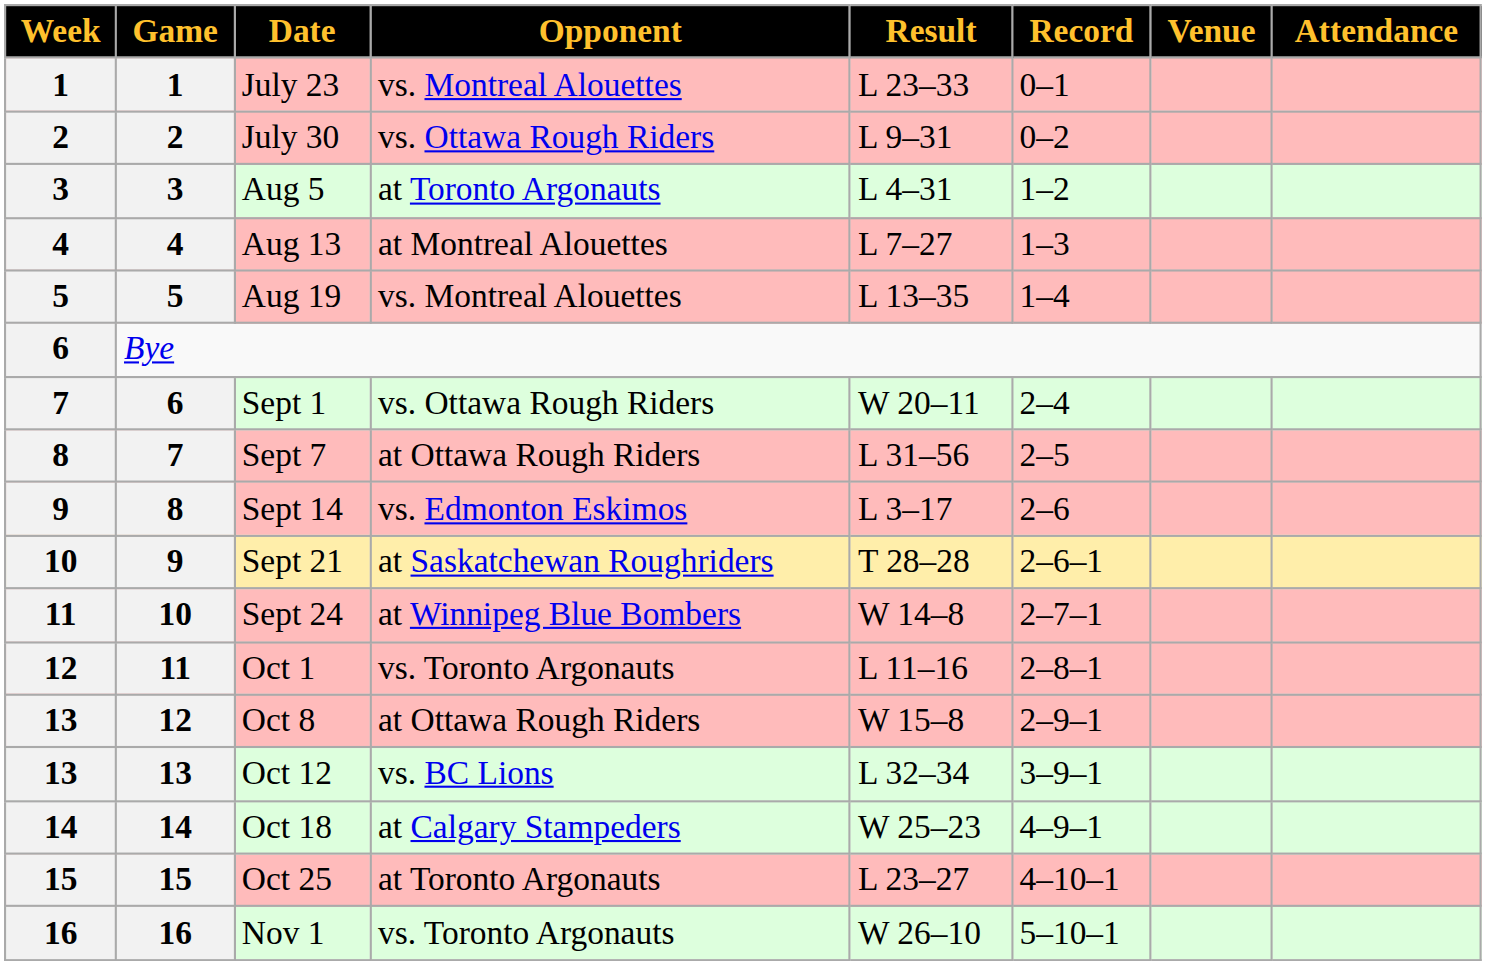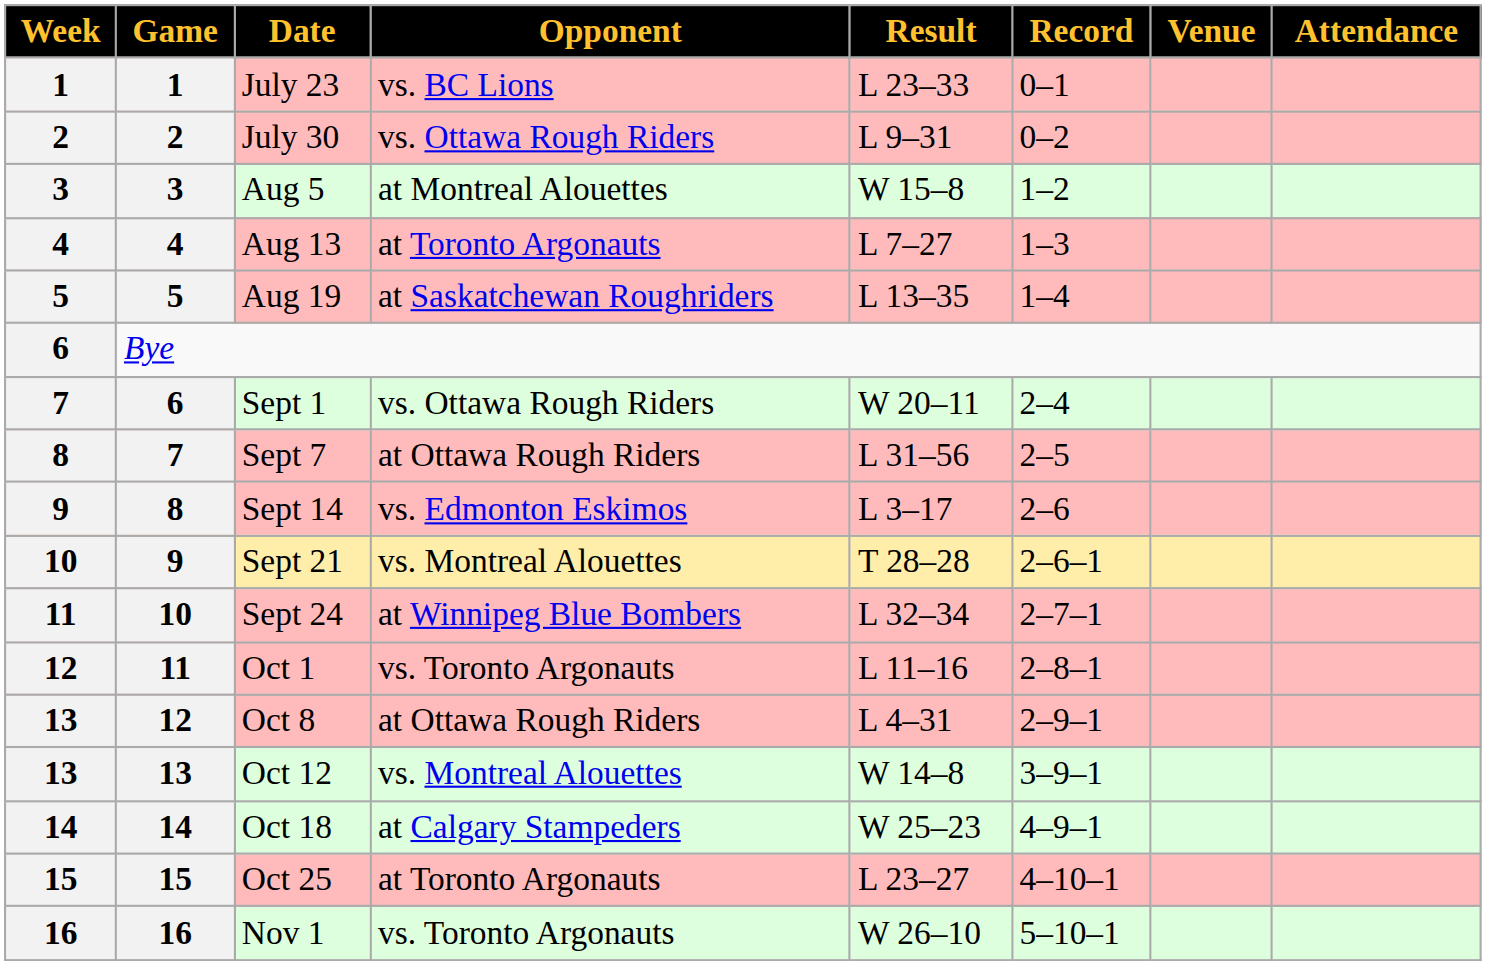(530, 84) vs. Montreal Alouettes -> (466, 84) vs. BC Lions
(519, 190) at Toronto Argonauts -> (523, 190) at Montreal Alouettes
(905, 190) L 4–31 -> (911, 190) W 15–8
(523, 243) at Montreal Alouettes -> (519, 243) at Toronto Argonauts
(530, 296) vs. Montreal Alouettes -> (576, 296) at Saskatchewan Roughriders
(576, 561) at Saskatchewan Roughriders -> (530, 561) vs. Montreal Alouettes
(911, 614) W 14–8 -> (914, 614) L 32–34
(911, 720) W 15–8 -> (905, 720) L 4–31
(466, 773) vs. BC Lions -> (530, 773) vs. Montreal Alouettes
(914, 773) L 32–34 -> (911, 773) W 14–8
